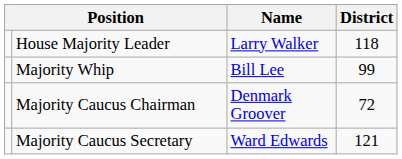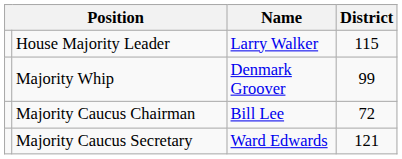(367, 43) 118 -> (367, 43) 115
(257, 69) Bill Lee -> (261, 79) Denmark Groover
(261, 105) Denmark Groover -> (257, 114) Bill Lee
